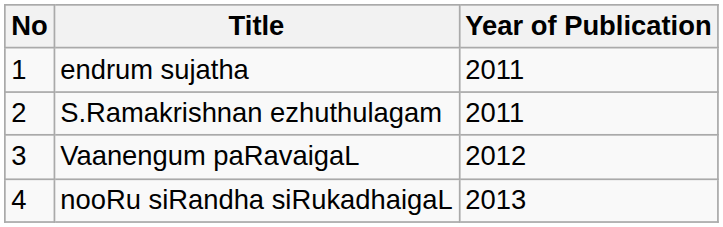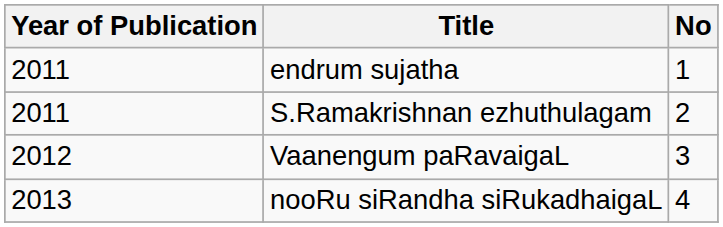columns swapped: (29, 26) <-> (588, 26)
